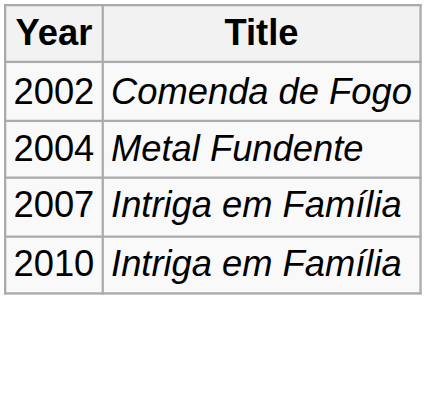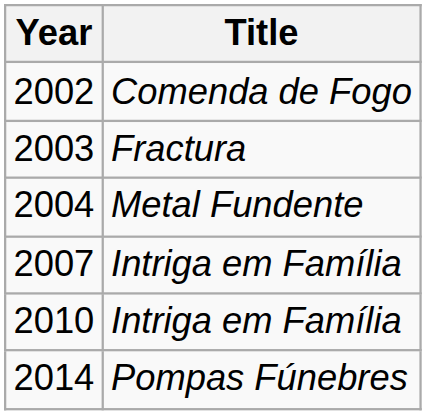+ row: (54, 148)
+ row: (54, 378)
